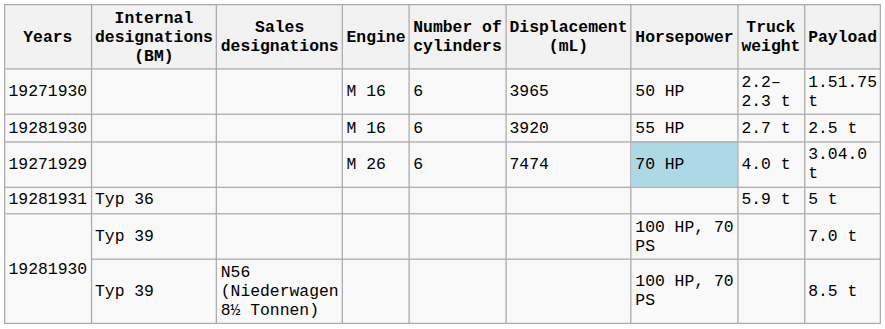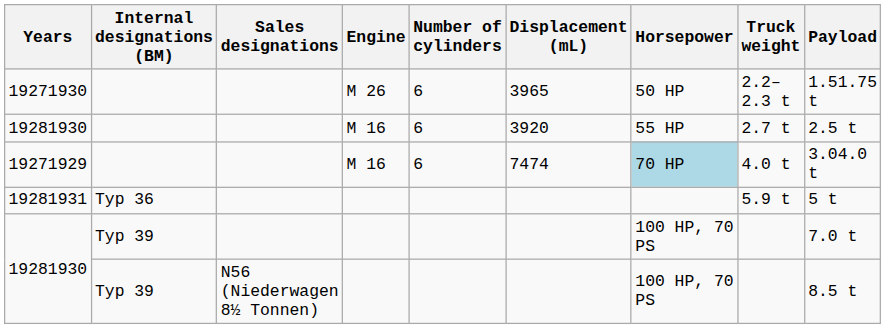(366, 92) M 16 -> (366, 92) M 26
(366, 164) M 26 -> (366, 164) M 16
